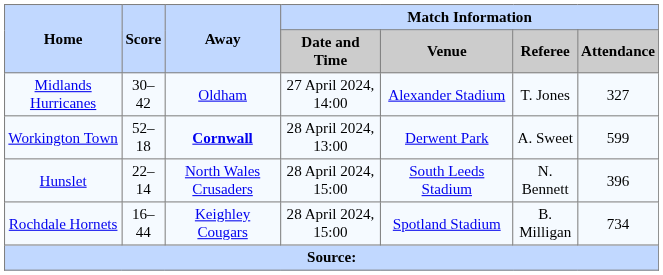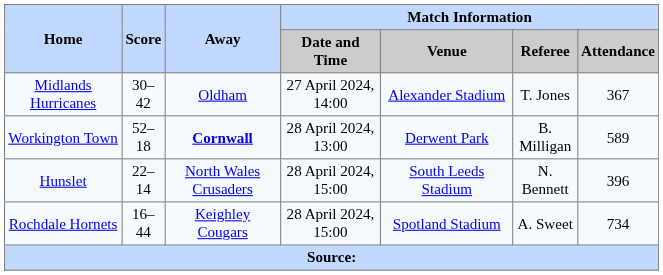(618, 94) 327 -> (618, 94) 367
(545, 137) A. Sweet -> (545, 137) B. Milligan
(618, 137) 599 -> (618, 137) 589
(545, 223) B. Milligan -> (545, 223) A. Sweet
